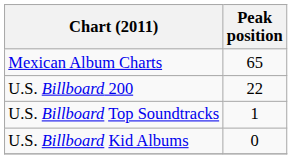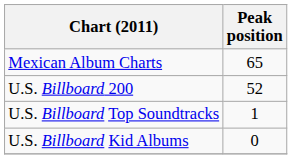(255, 88) 22 -> (255, 88) 52
